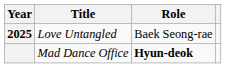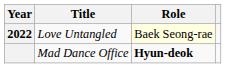(20, 33) 2025 -> (20, 33) 2022
(173, 33) no background -> (173, 33) lightyellow background
